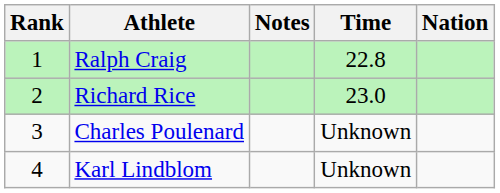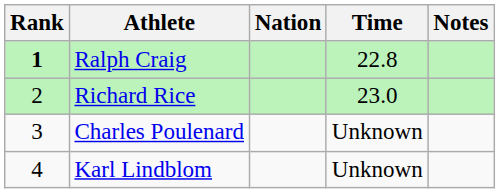columns swapped: (455, 22) <-> (282, 22)
(37, 59) normal -> (37, 59) bold
